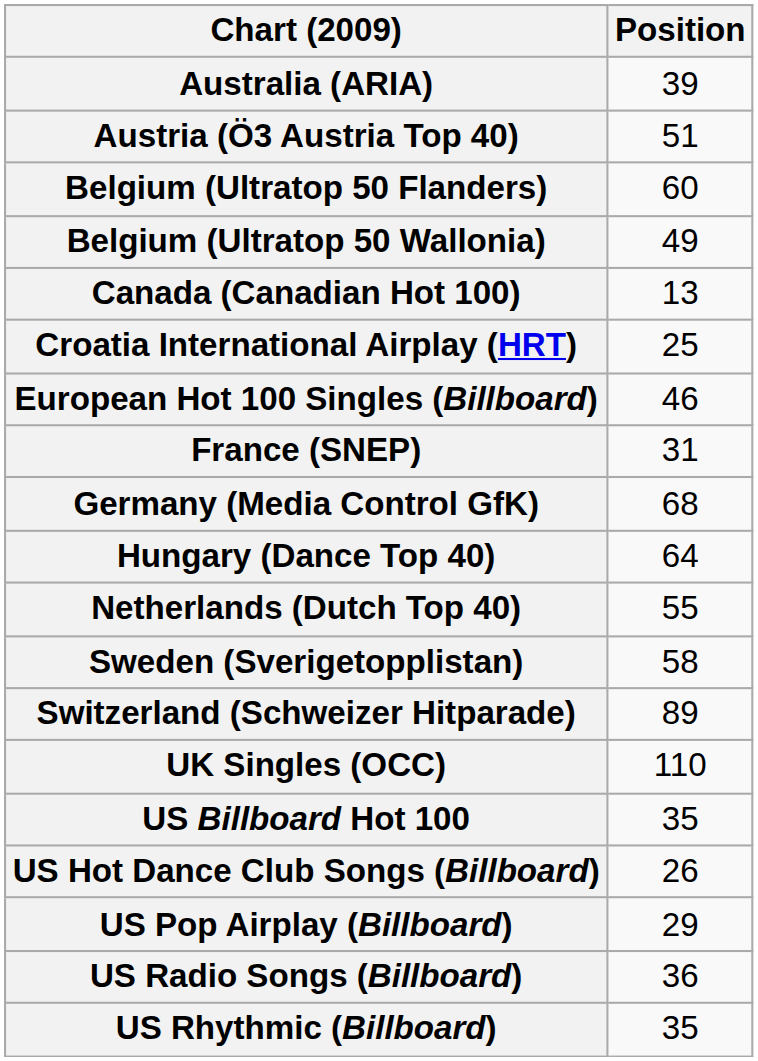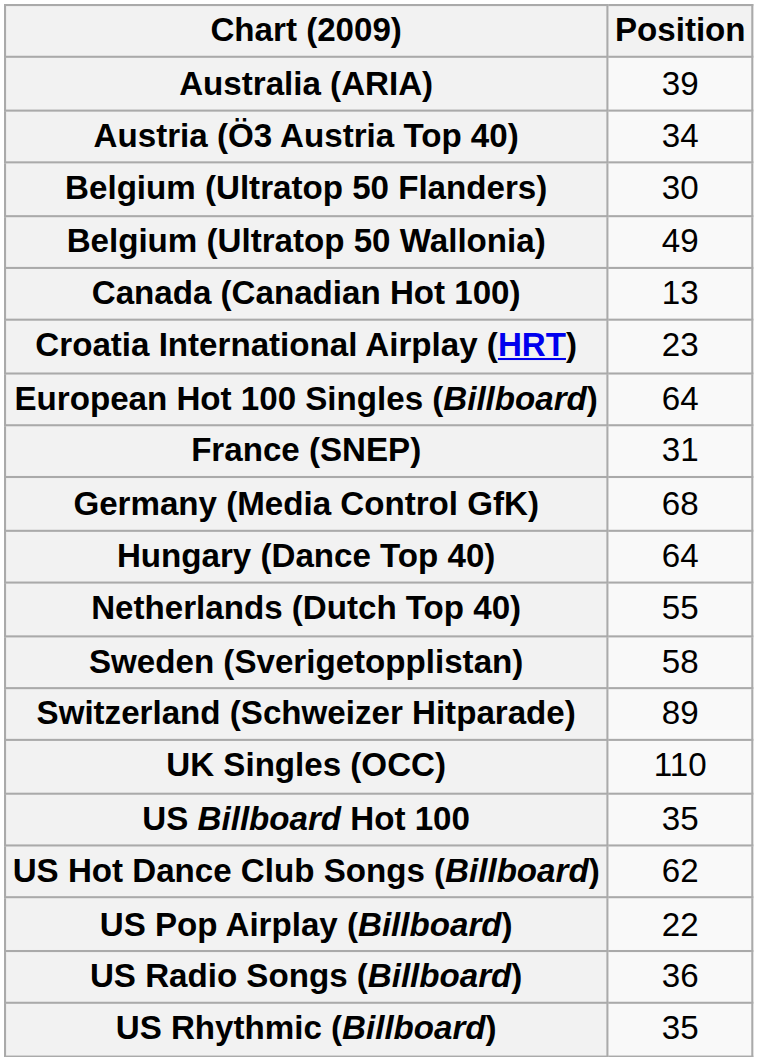(680, 135) 51 -> (680, 135) 34
(680, 188) 60 -> (680, 188) 30
(680, 345) 25 -> (680, 345) 23
(680, 398) 46 -> (680, 398) 64
(680, 871) 26 -> (680, 871) 62
(680, 923) 29 -> (680, 923) 22
